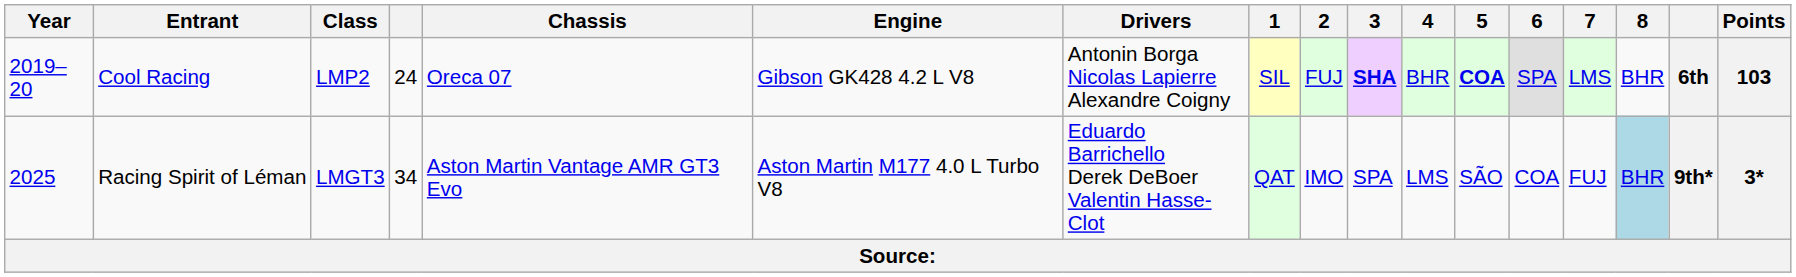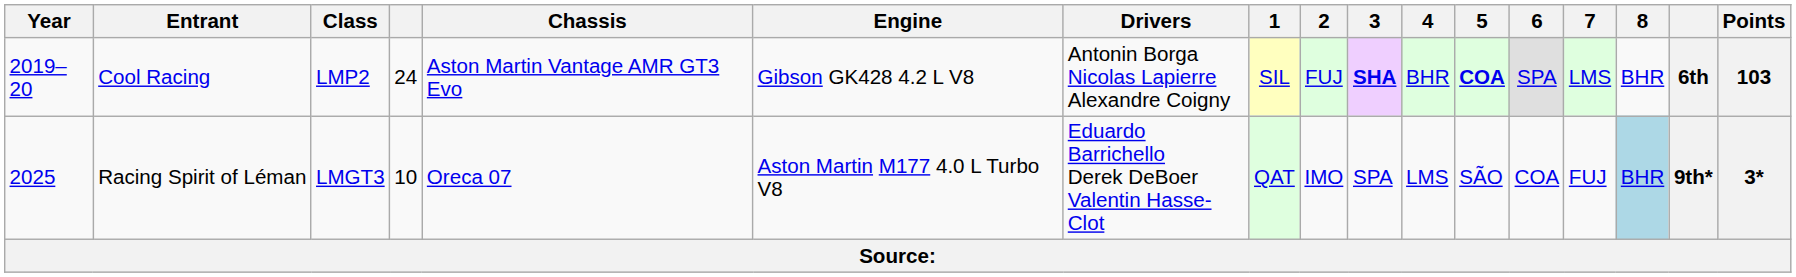(469, 77) Oreca 07 -> (573, 77) Aston Martin Vantage AMR GT3 Evo
(406, 178) 34 -> (406, 178) 10
(573, 178) Aston Martin Vantage AMR GT3 Evo -> (469, 178) Oreca 07
